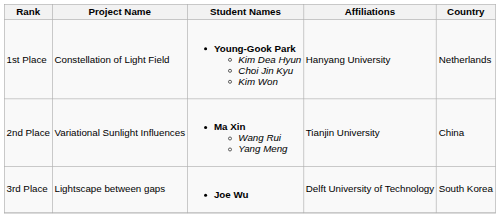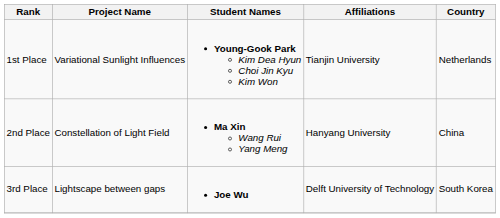(112, 59) Constellation of Light Field -> (120, 59) Variational Sunlight Influences
(348, 59) Hanyang University -> (343, 59) Tianjin University
(120, 132) Variational Sunlight Influences -> (112, 132) Constellation of Light Field
(343, 132) Tianjin University -> (348, 132) Hanyang University
